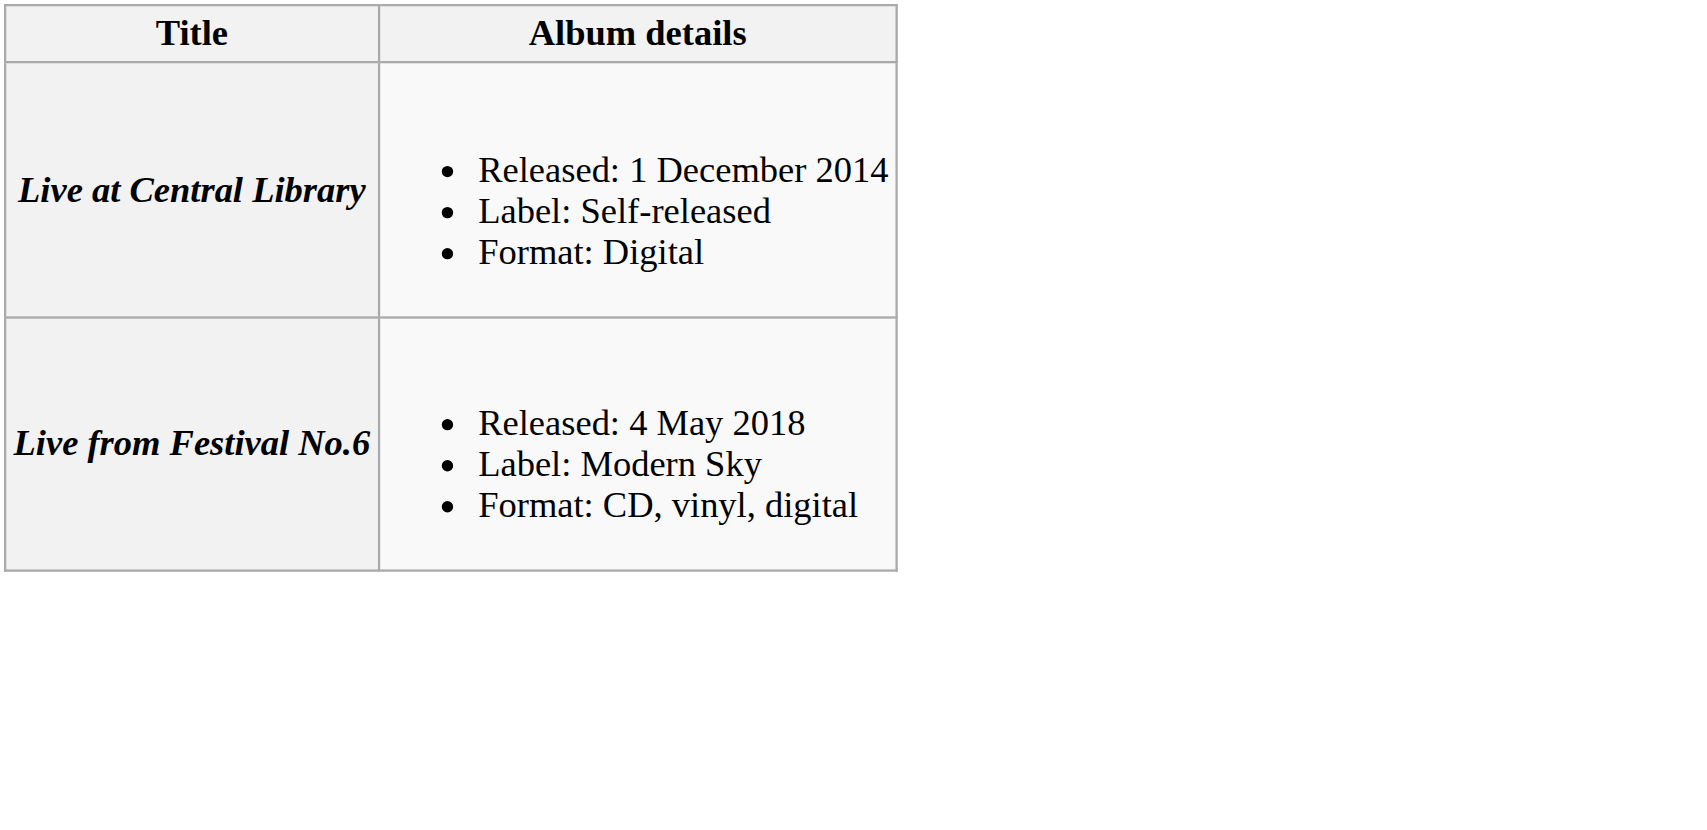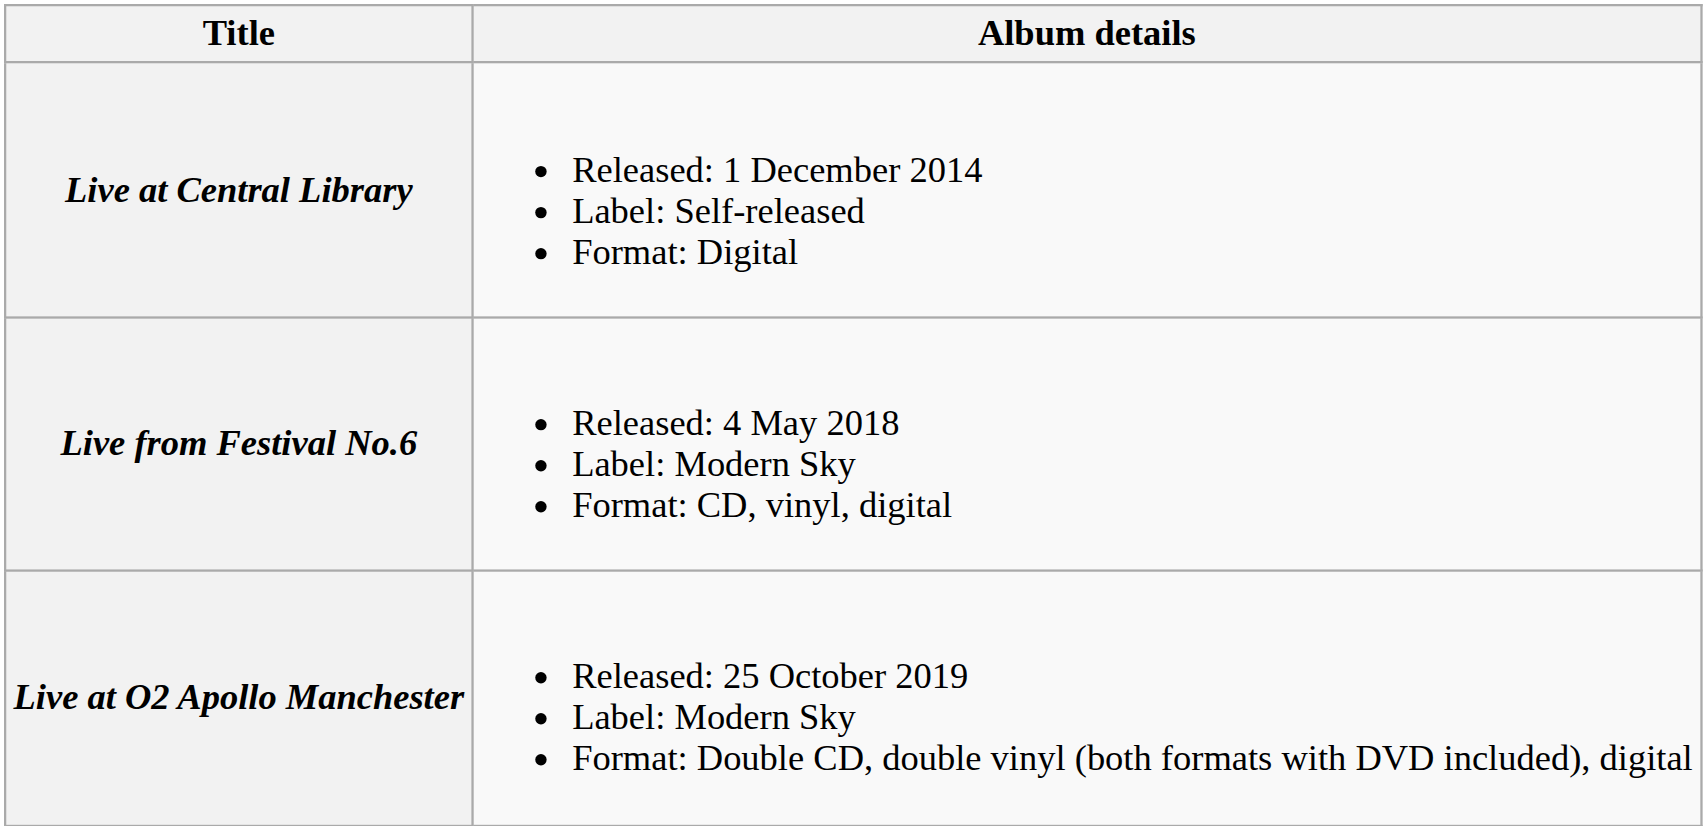+ row: (239, 697)
